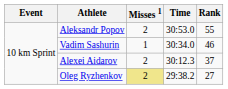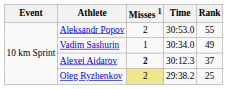(210, 45) 46 -> (210, 45) 49
(145, 61) normal -> (145, 61) bold
(210, 76) 27 -> (210, 76) 25
